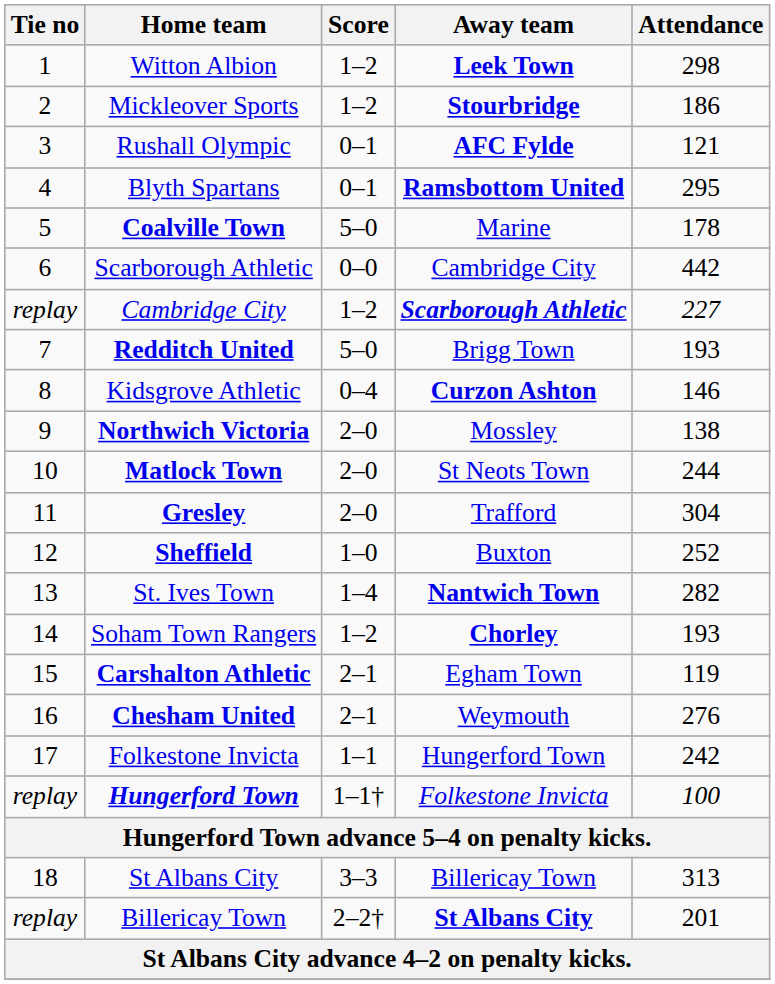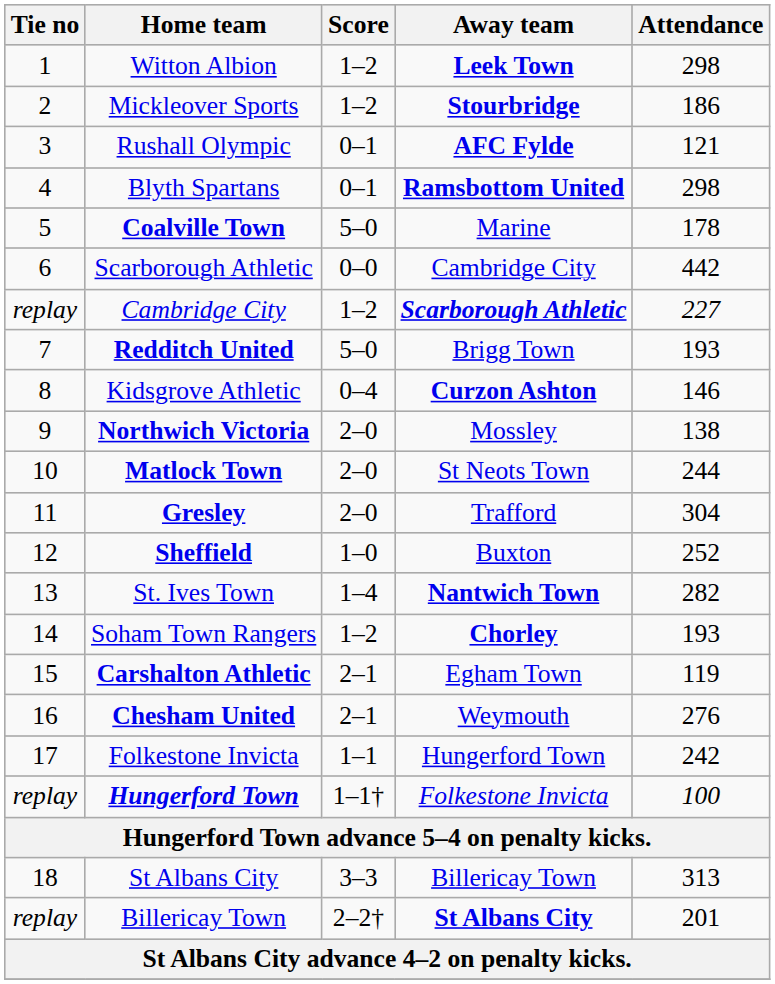(701, 187) 295 -> (701, 187) 298
